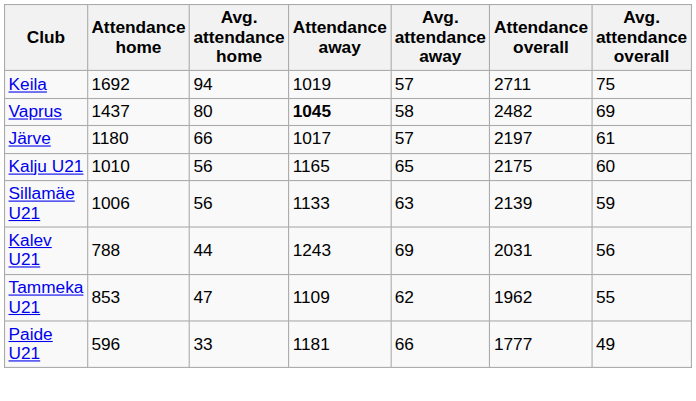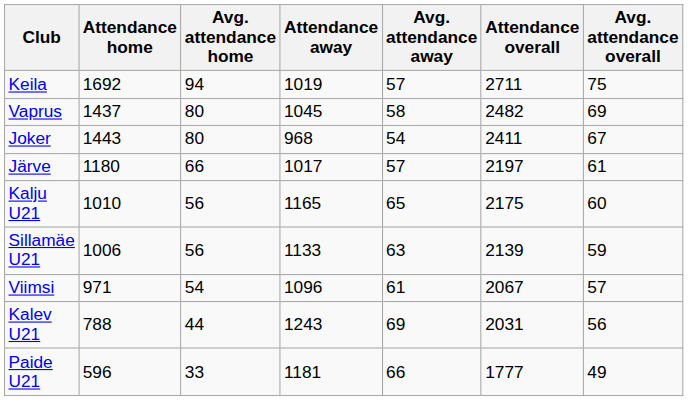(312, 111) bold -> (303, 111) normal
+ row: (30, 139)
+ row: (31, 287)
- row: (46, 297)
